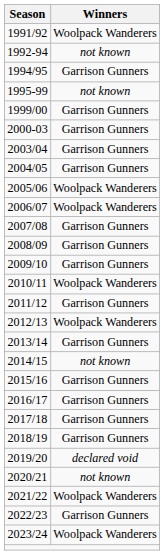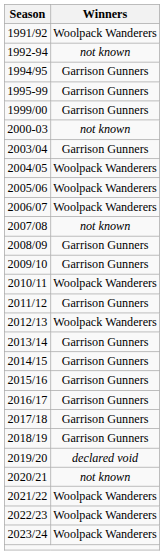(105, 91) not known -> (105, 91) Garrison Gunners
(105, 129) Garrison Gunners -> (105, 129) not known
(105, 168) Garrison Gunners -> (105, 168) Woolpack Wanderers
(105, 226) Garrison Gunners -> (105, 226) not known
(105, 361) not known -> (105, 361) Garrison Gunners
(105, 515) Garrison Gunners -> (105, 515) Woolpack Wanderers
